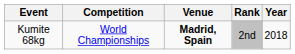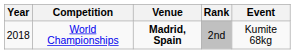columns swapped: (276, 13) <-> (34, 13)
